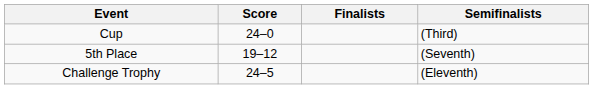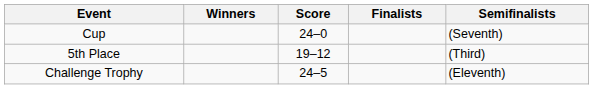+ column: (231, 14)
(439, 34) (Third) -> (476, 34) (Seventh)
(448, 53) (Seventh) -> (467, 53) (Third)
